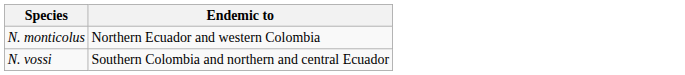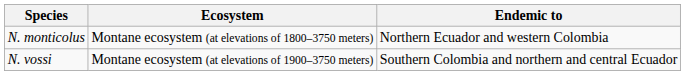+ column: (232, 15)
